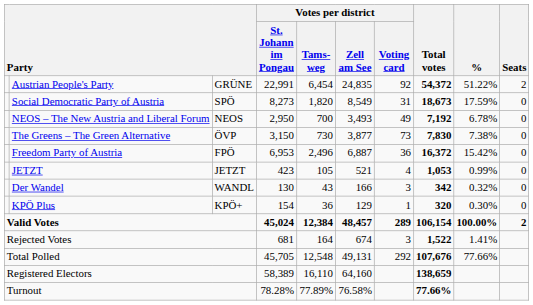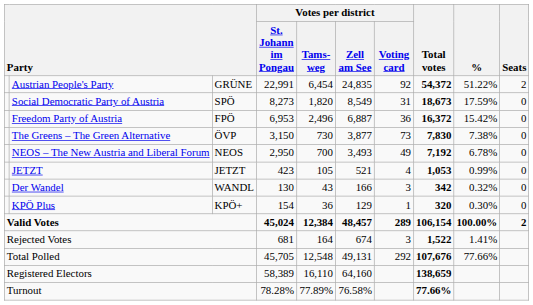rows swapped: (67, 153) <-> (111, 118)
